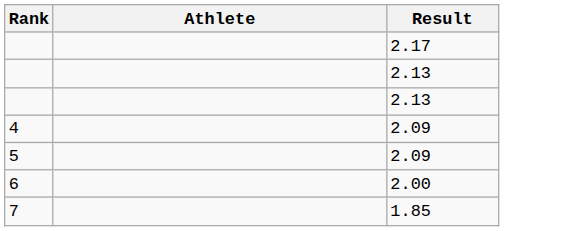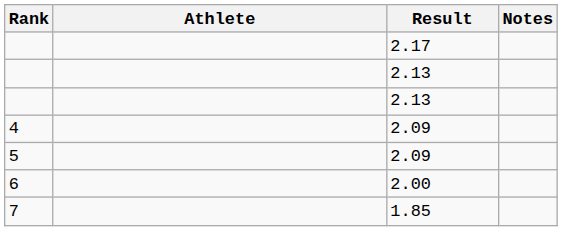+ column: (528, 18)
